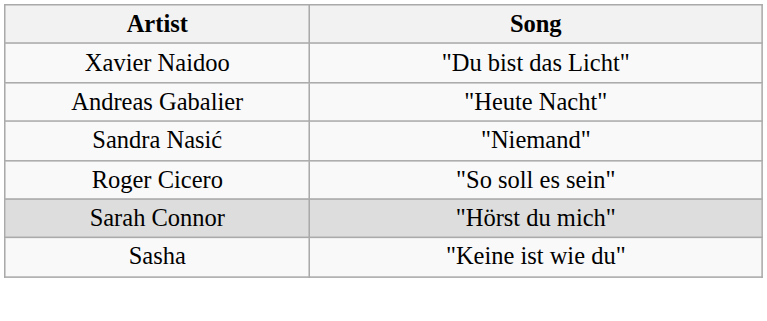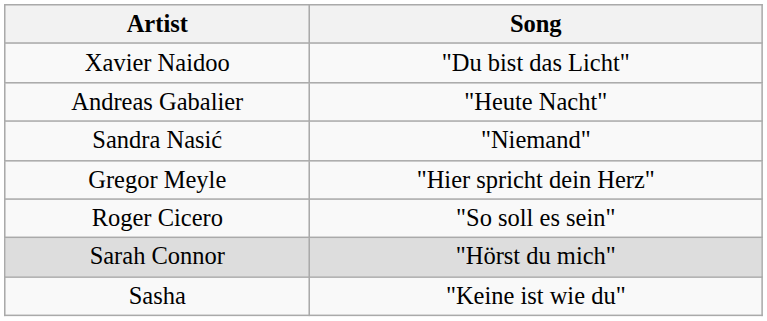+ row: (157, 179)
